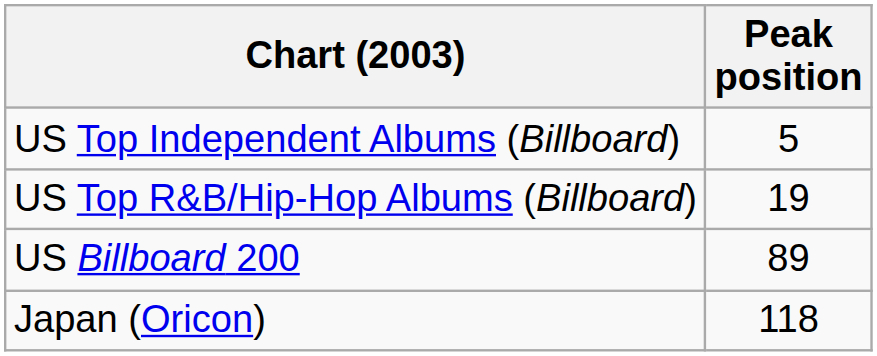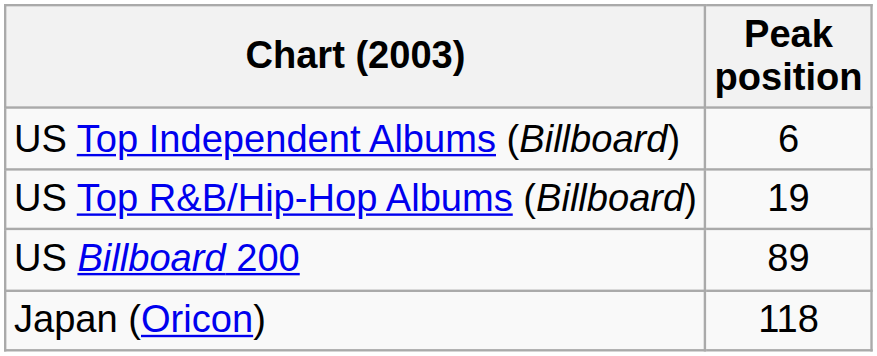(789, 137) 5 -> (789, 137) 6
